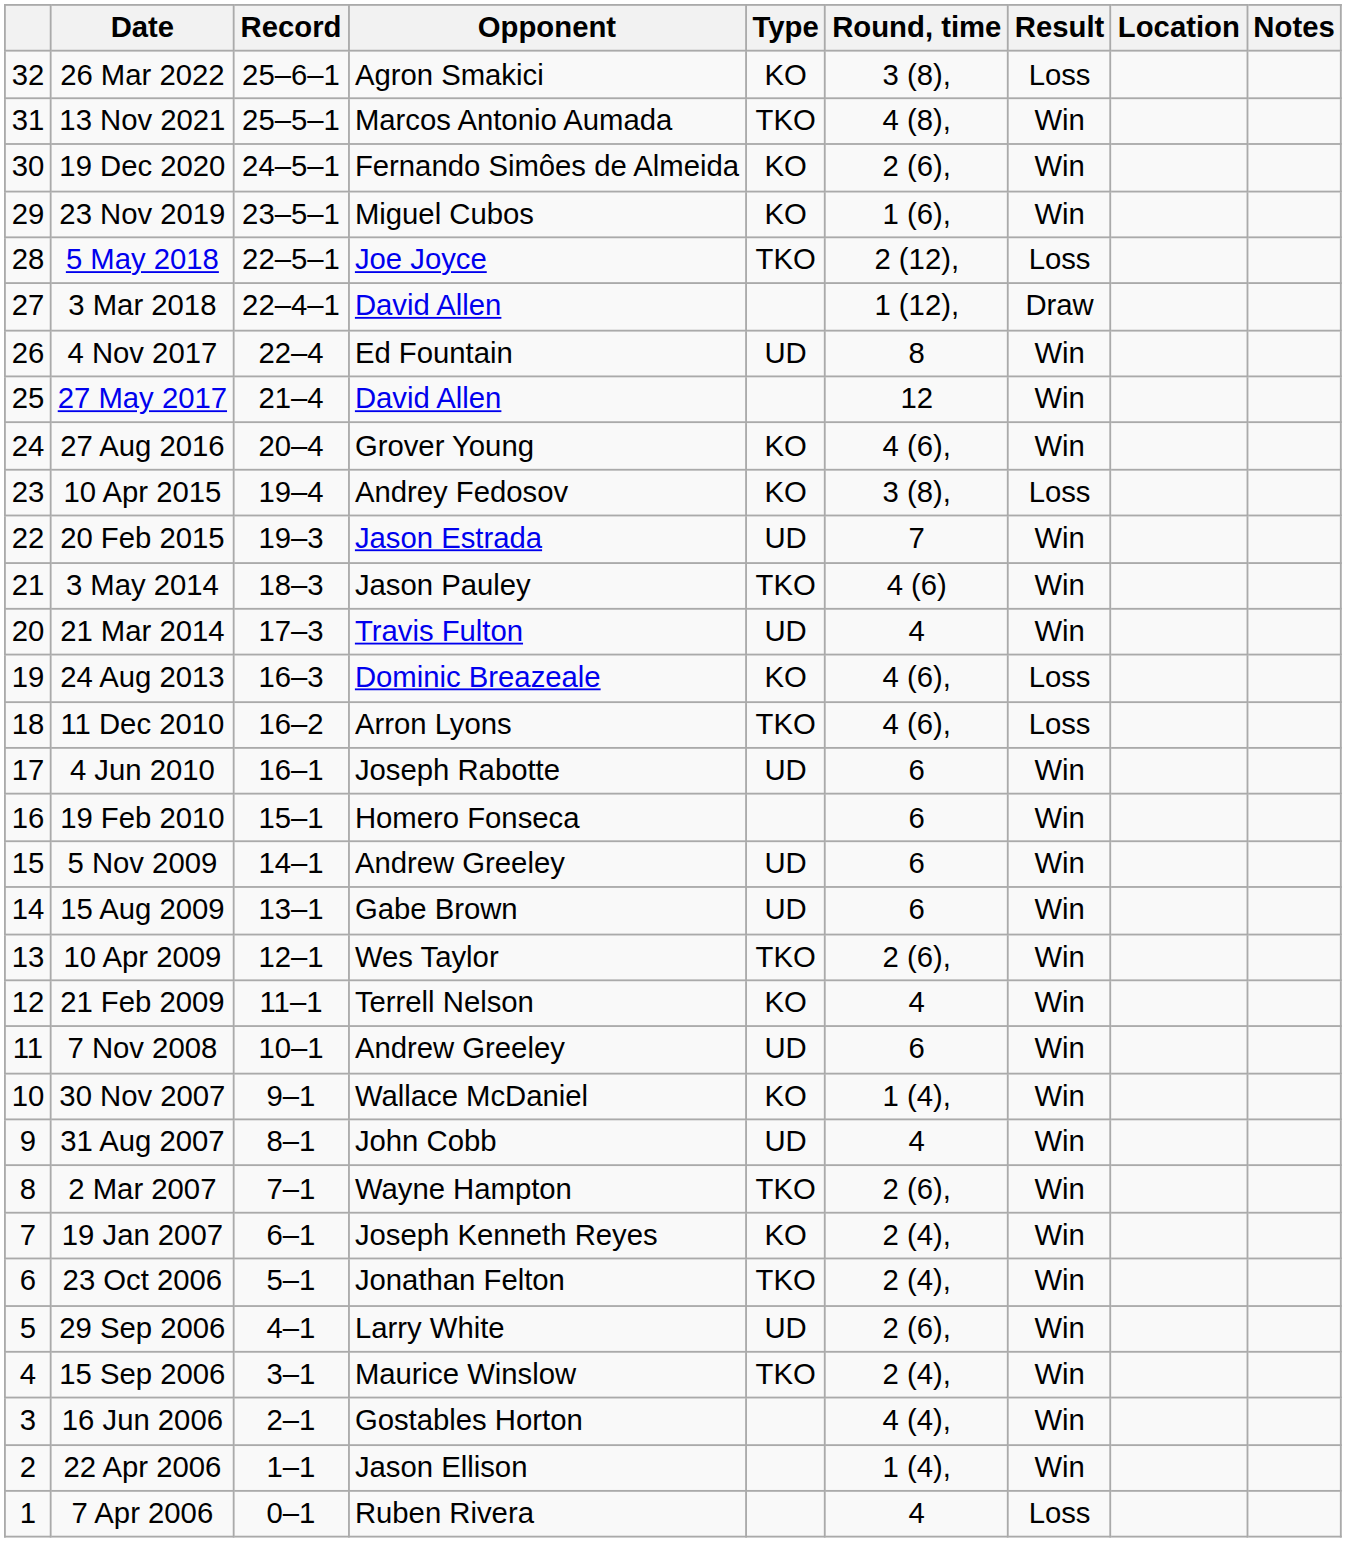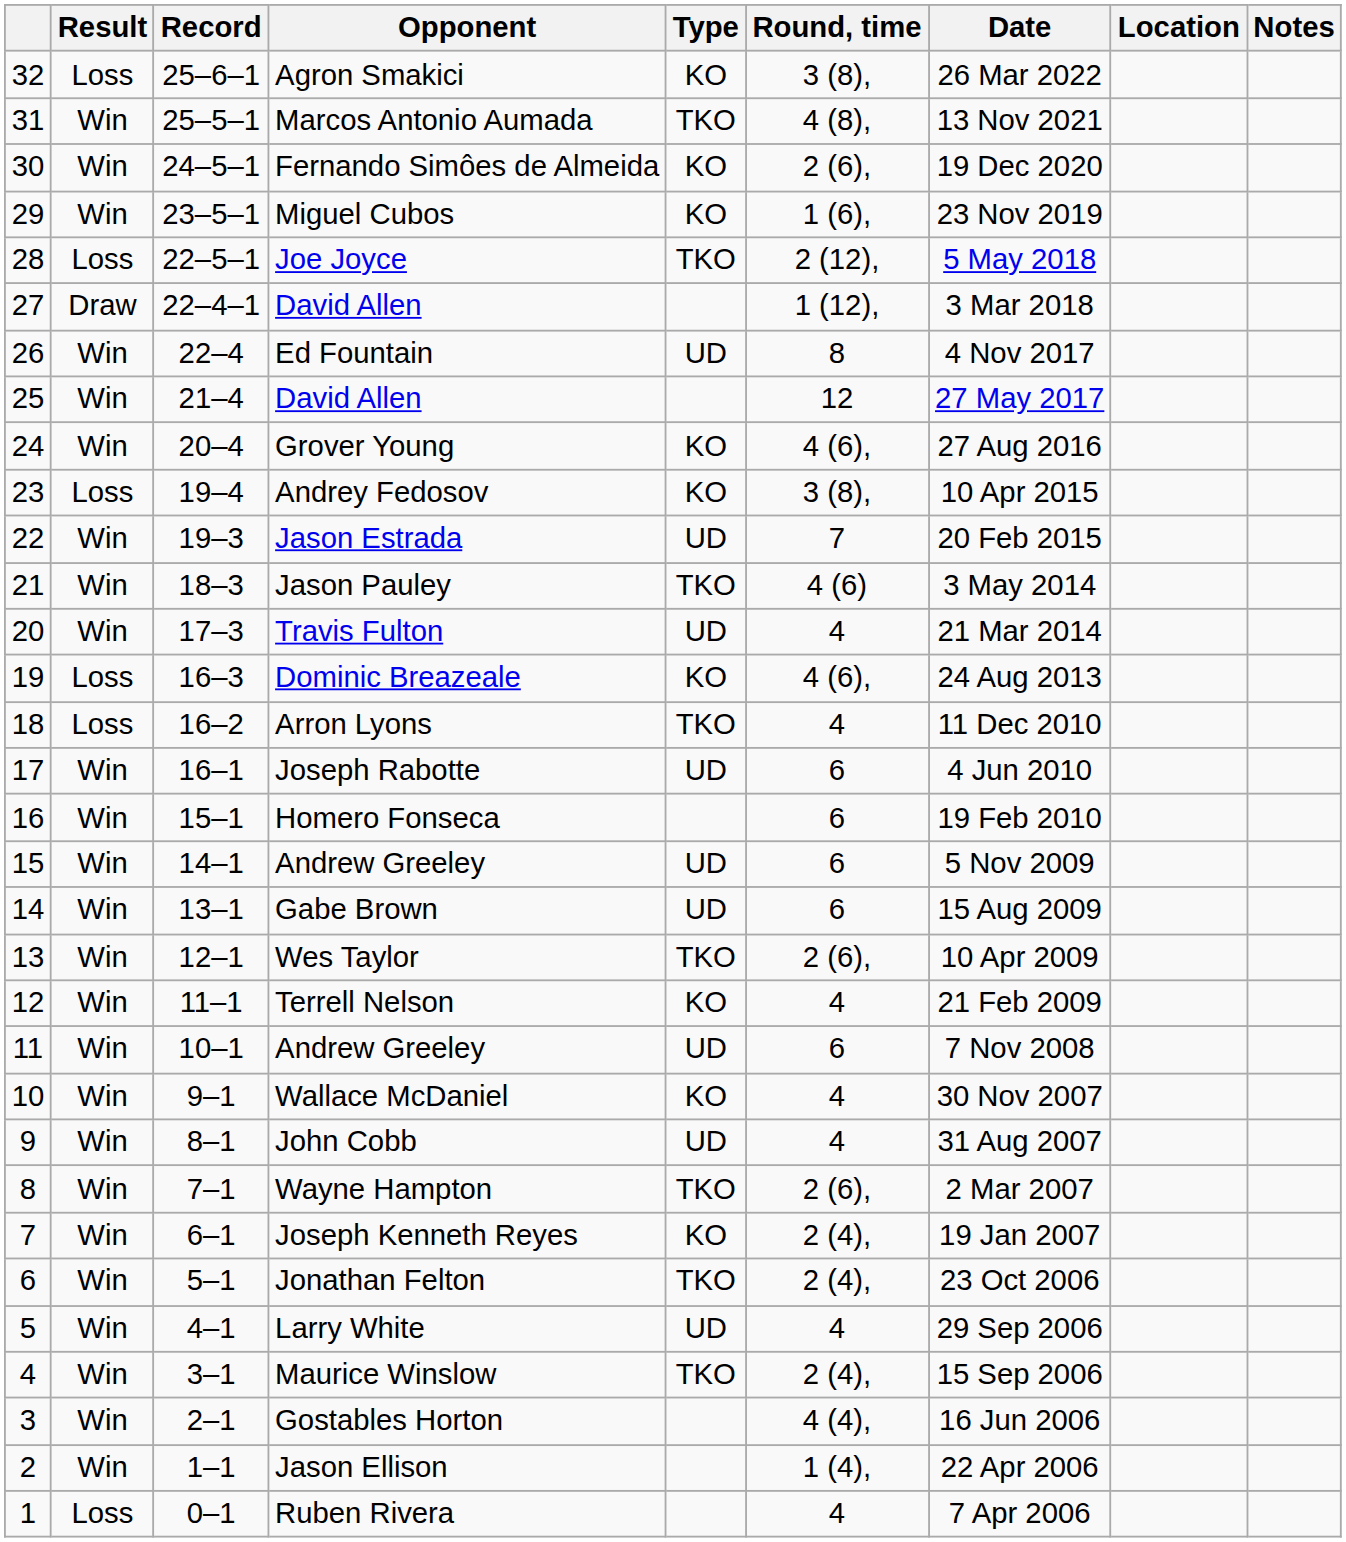columns swapped: (1060, 27) <-> (142, 27)
(917, 724) 4 (6), -> (837, 724) 4
(917, 1095) 1 (4), -> (837, 1095) 4
(917, 1327) 2 (6), -> (837, 1327) 4
